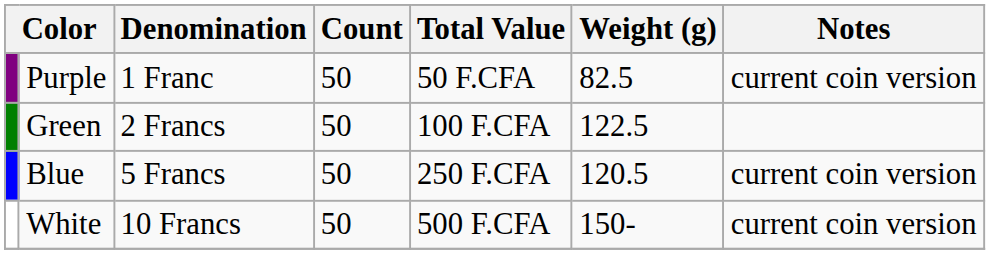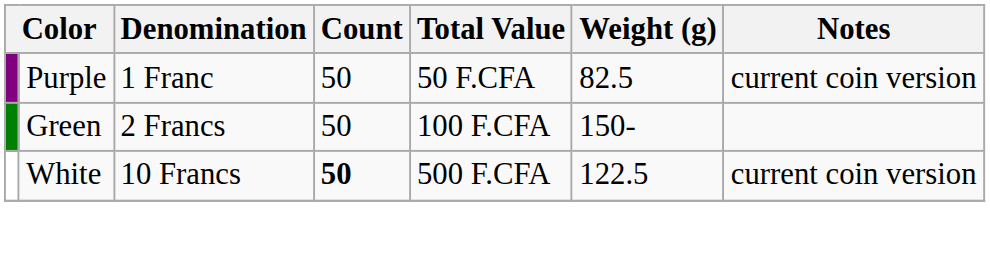(614, 126) 122.5 -> (607, 126) 150-
- row: (55, 175)
(336, 223) normal -> (336, 175) bold
(607, 223) 150- -> (614, 175) 122.5
